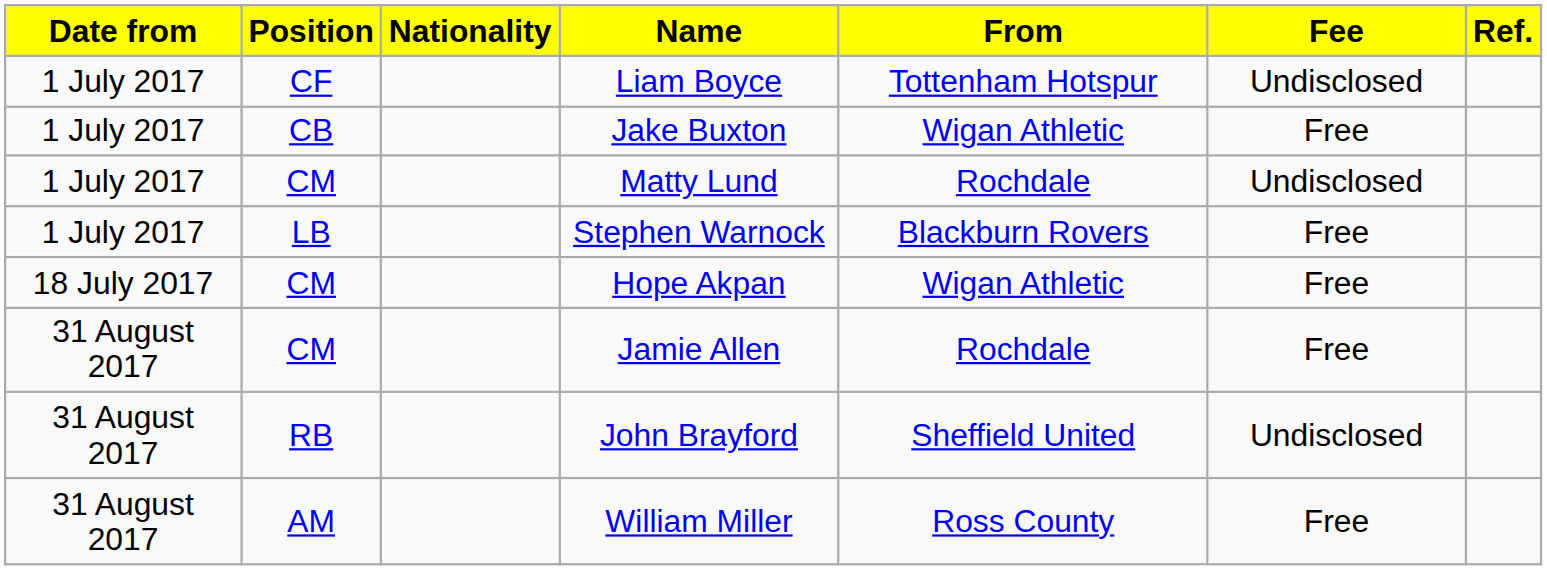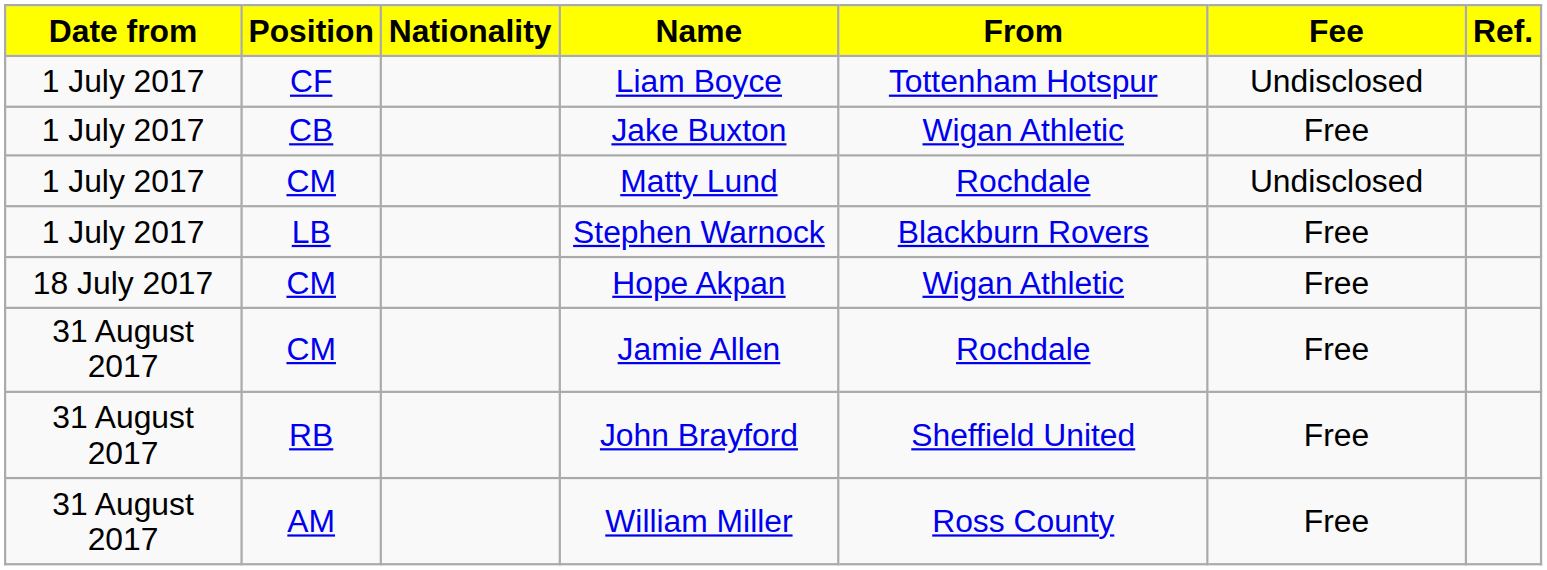(1337, 436) Undisclosed -> (1337, 436) Free
